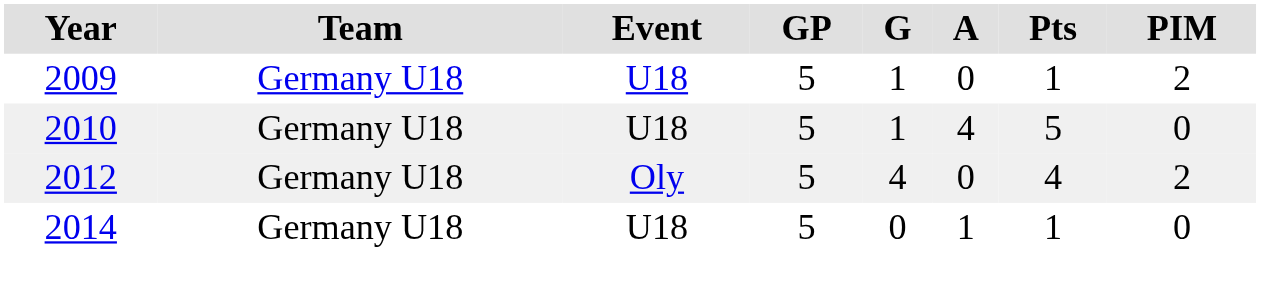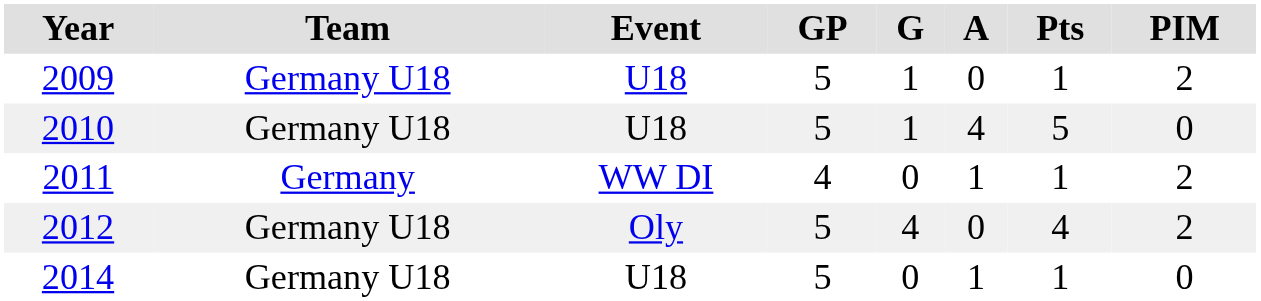+ row: (78, 177)
